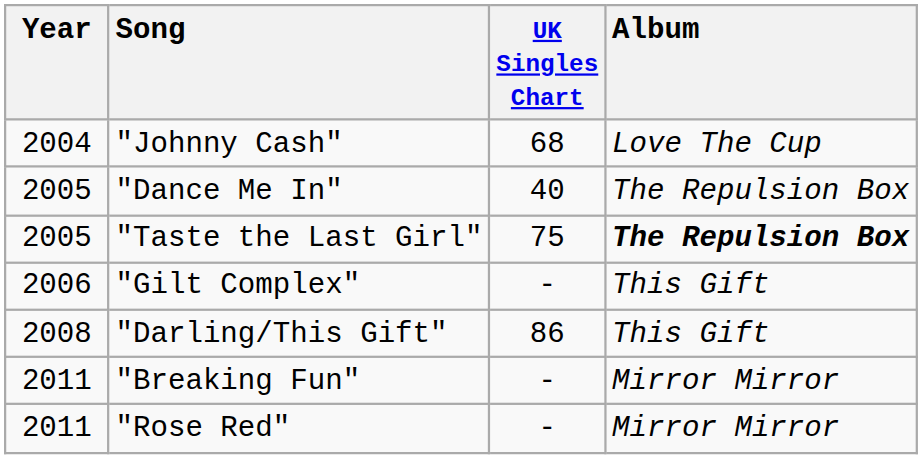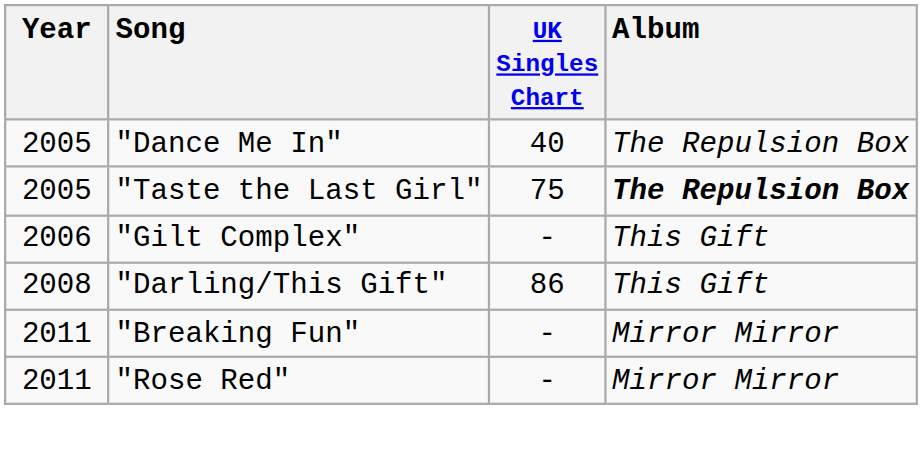- row: (229, 144)
